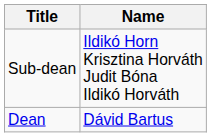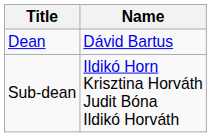rows swapped: (27, 119) <-> (42, 68)
